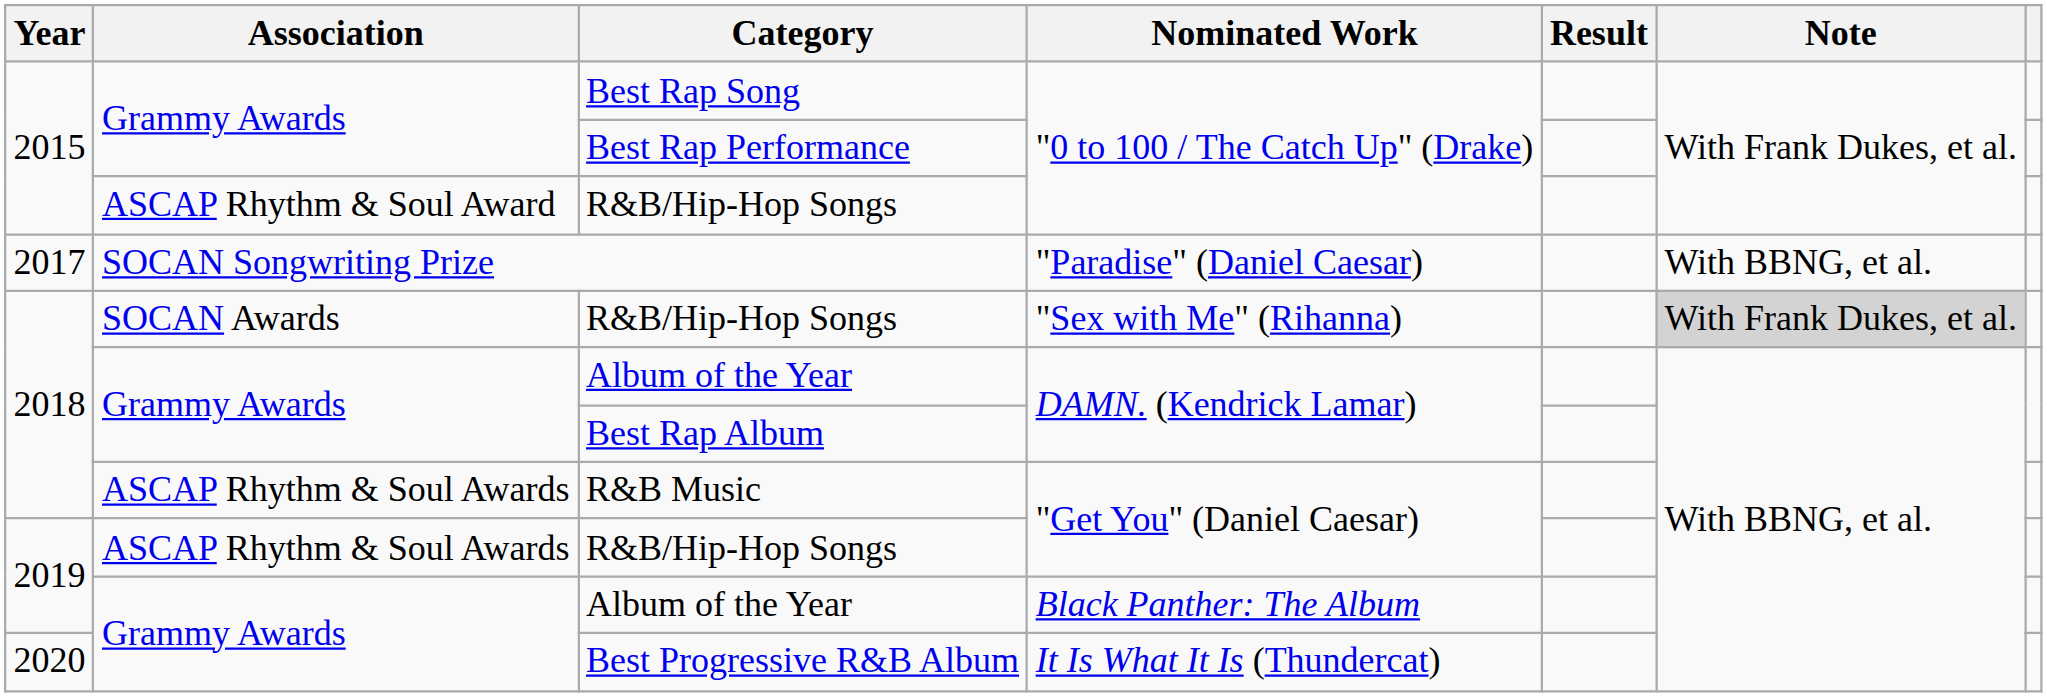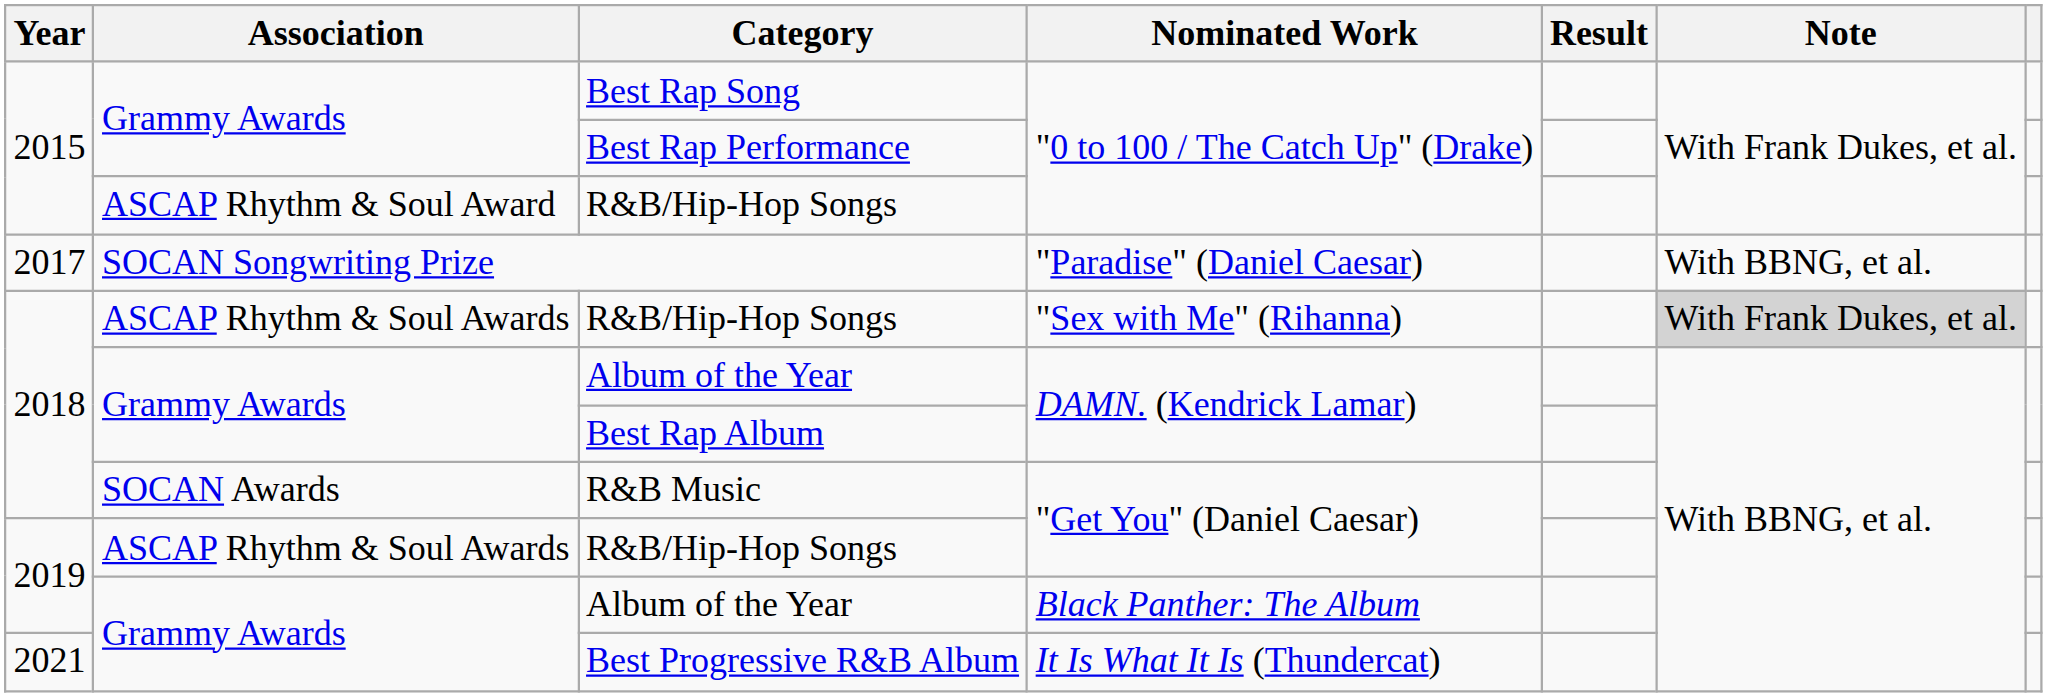(221, 318) SOCAN Awards -> (336, 318) ASCAP Rhythm & Soul Awards
(336, 489) ASCAP Rhythm & Soul Awards -> (221, 489) SOCAN Awards
(49, 661) 2020 -> (49, 661) 2021
